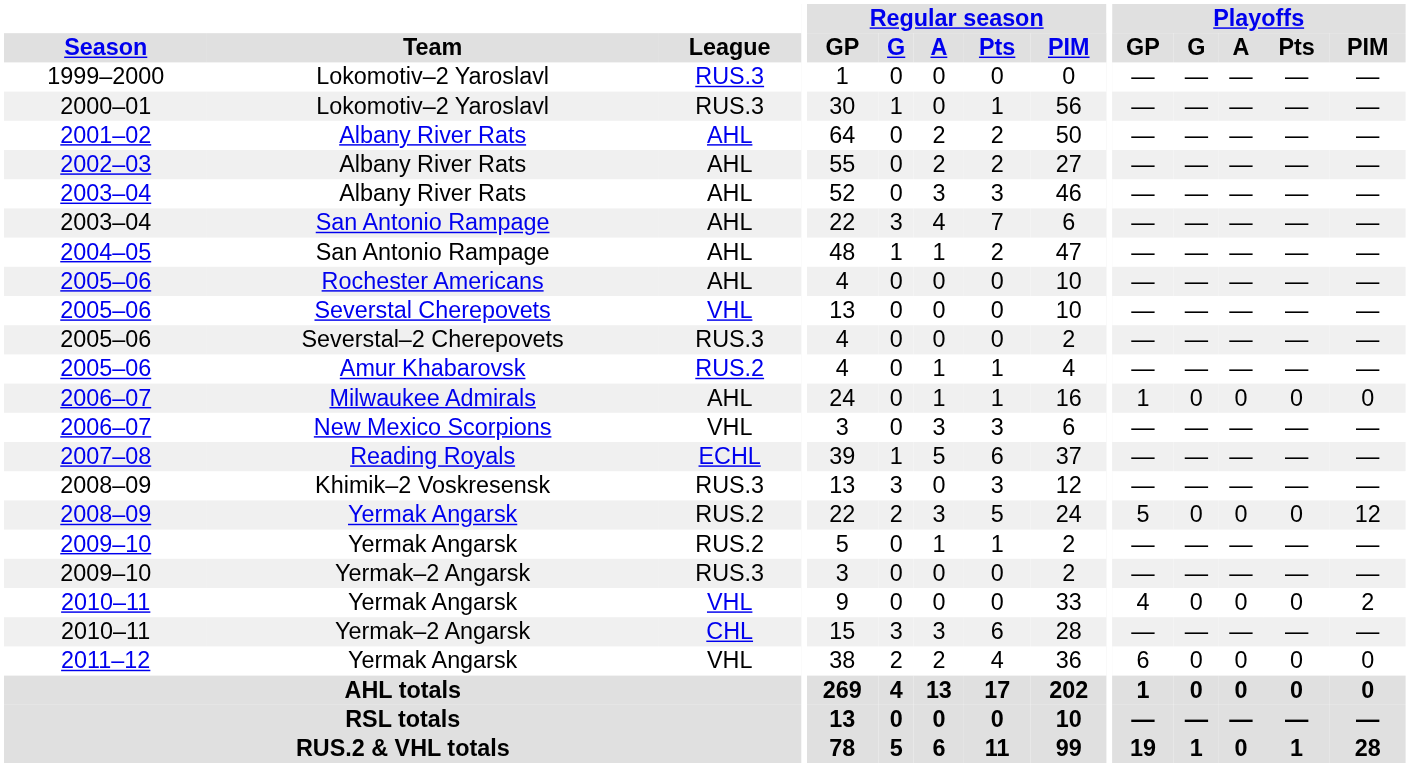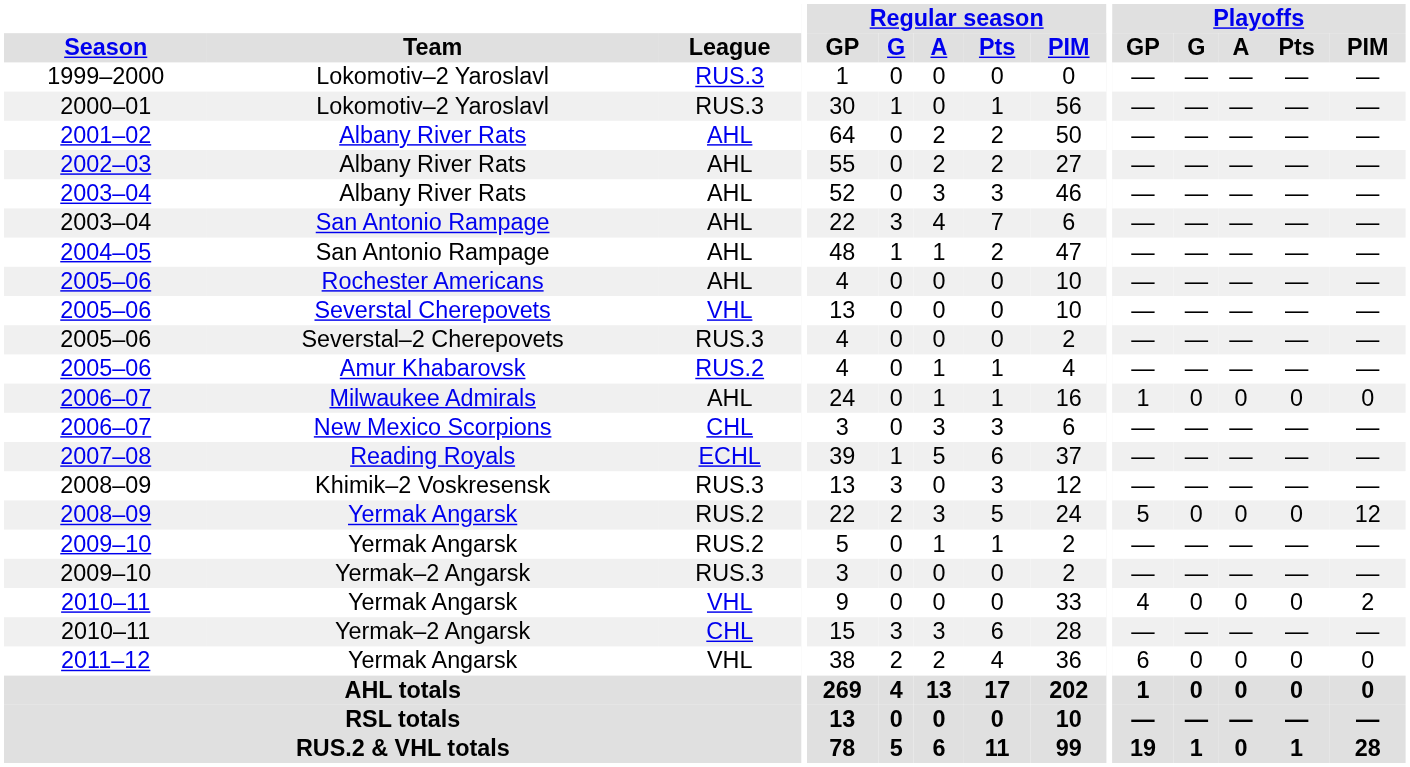(730, 427) VHL -> (730, 427) CHL
